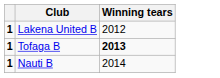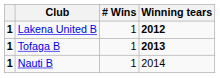+ column: (119, 13)
(114, 30) normal -> (153, 30) bold
